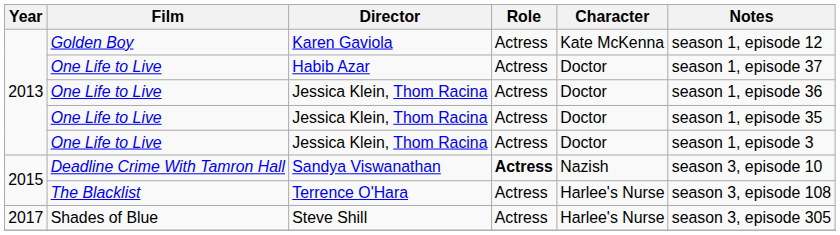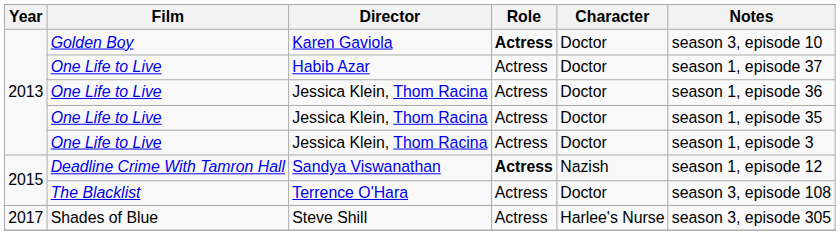(521, 42) normal -> (524, 42) bold
(612, 42) Kate McKenna -> (584, 42) Doctor
(747, 42) season 1, episode 12 -> (747, 42) season 3, episode 10
(747, 167) season 3, episode 10 -> (747, 167) season 1, episode 12
(612, 192) Harlee's Nurse -> (584, 192) Doctor
